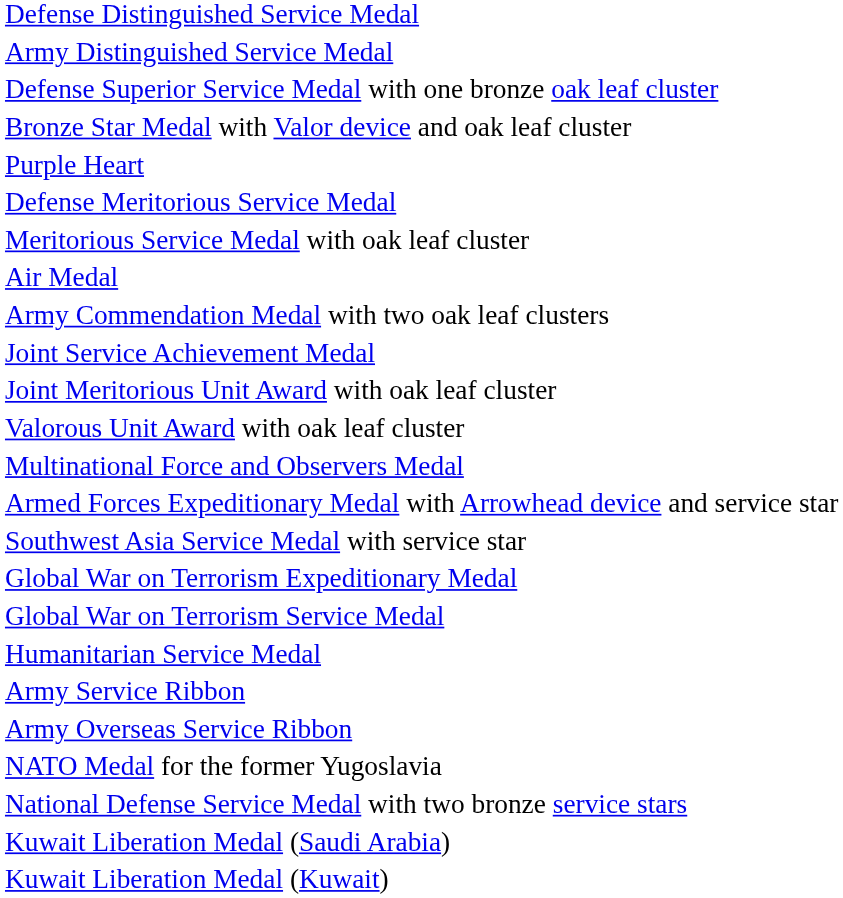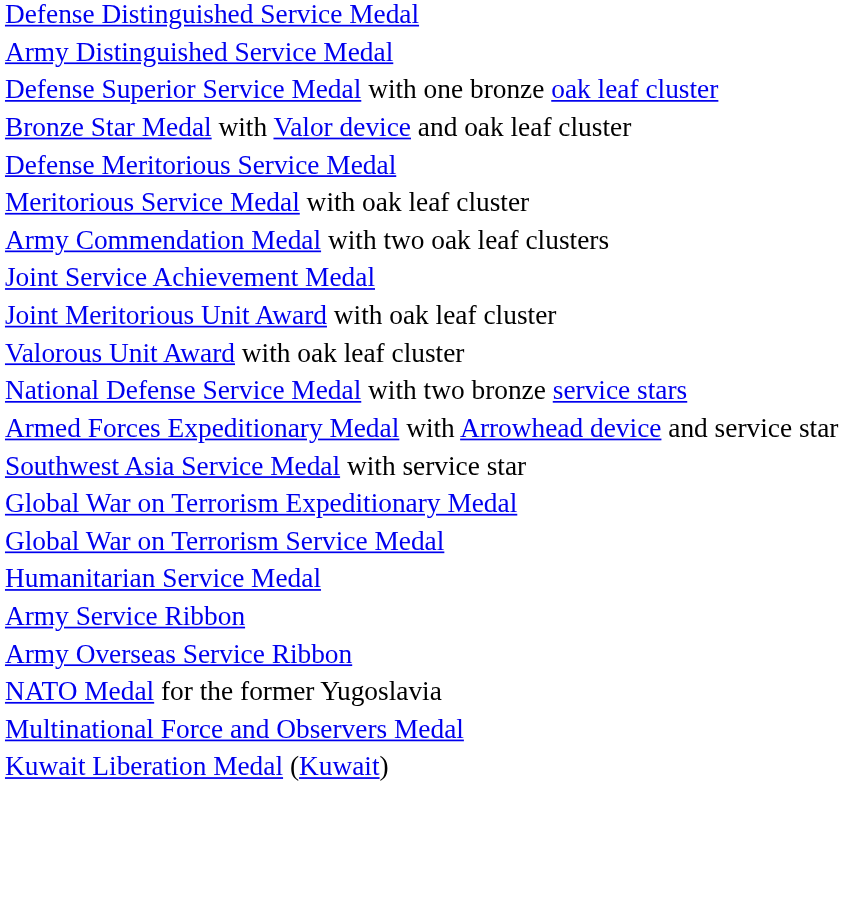- row: (74, 164)
- row: (62, 277)
rows swapped: (346, 804) <-> (234, 465)
- row: (228, 841)
